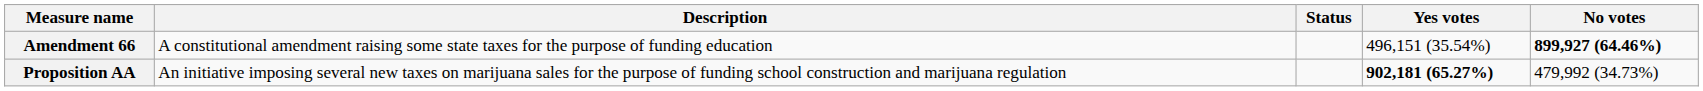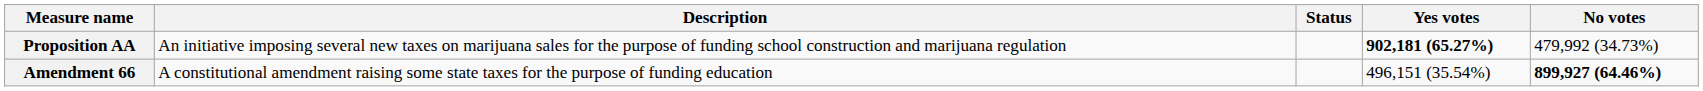rows swapped: (79, 72) <-> (79, 45)
